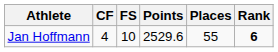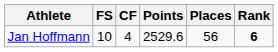columns swapped: (105, 15) <-> (128, 15)
(211, 36) 55 -> (211, 36) 56
